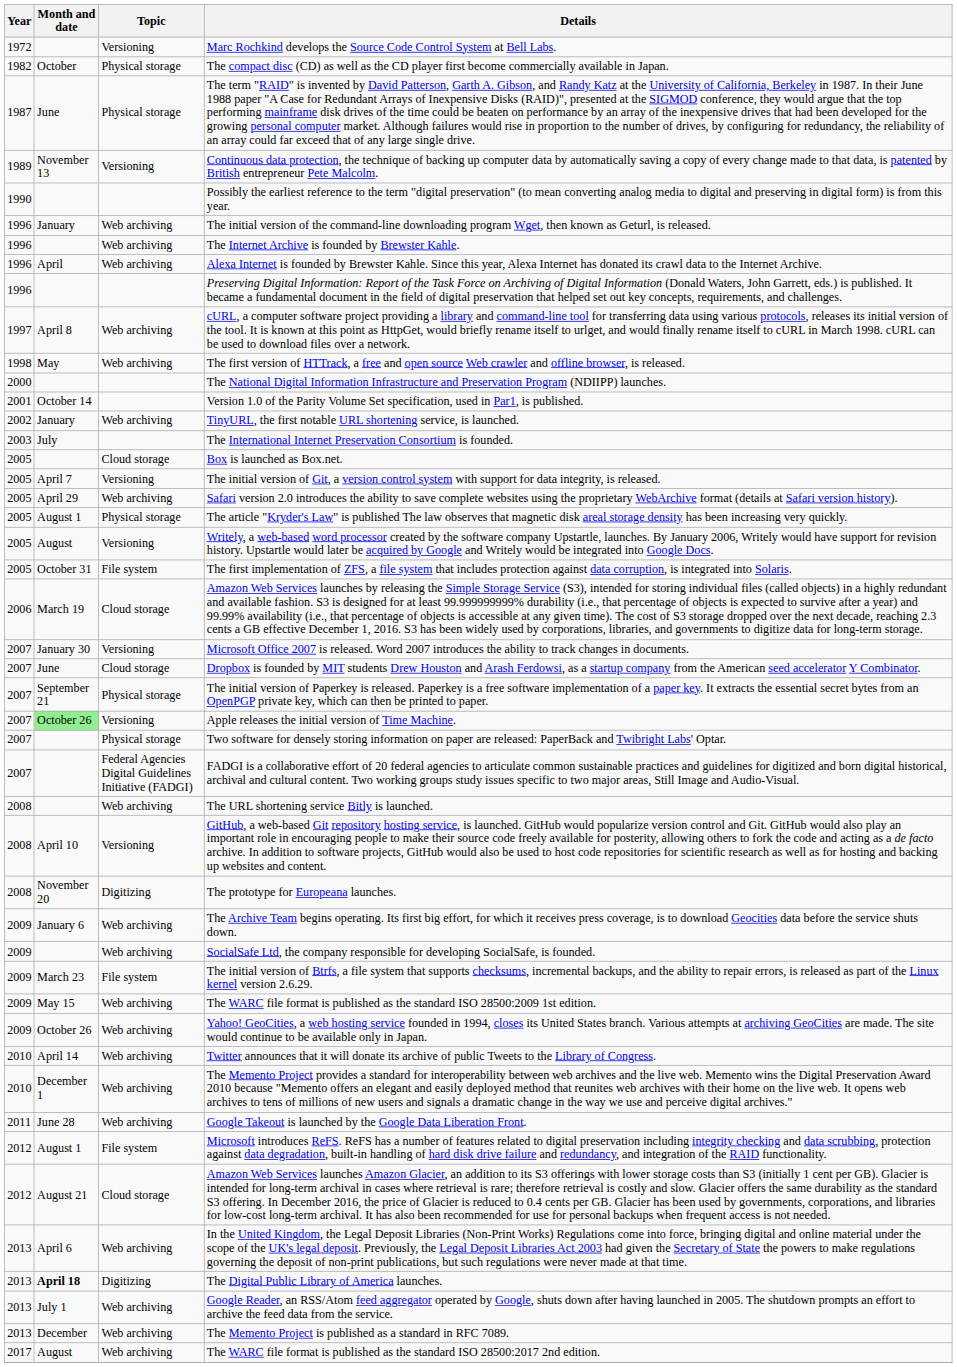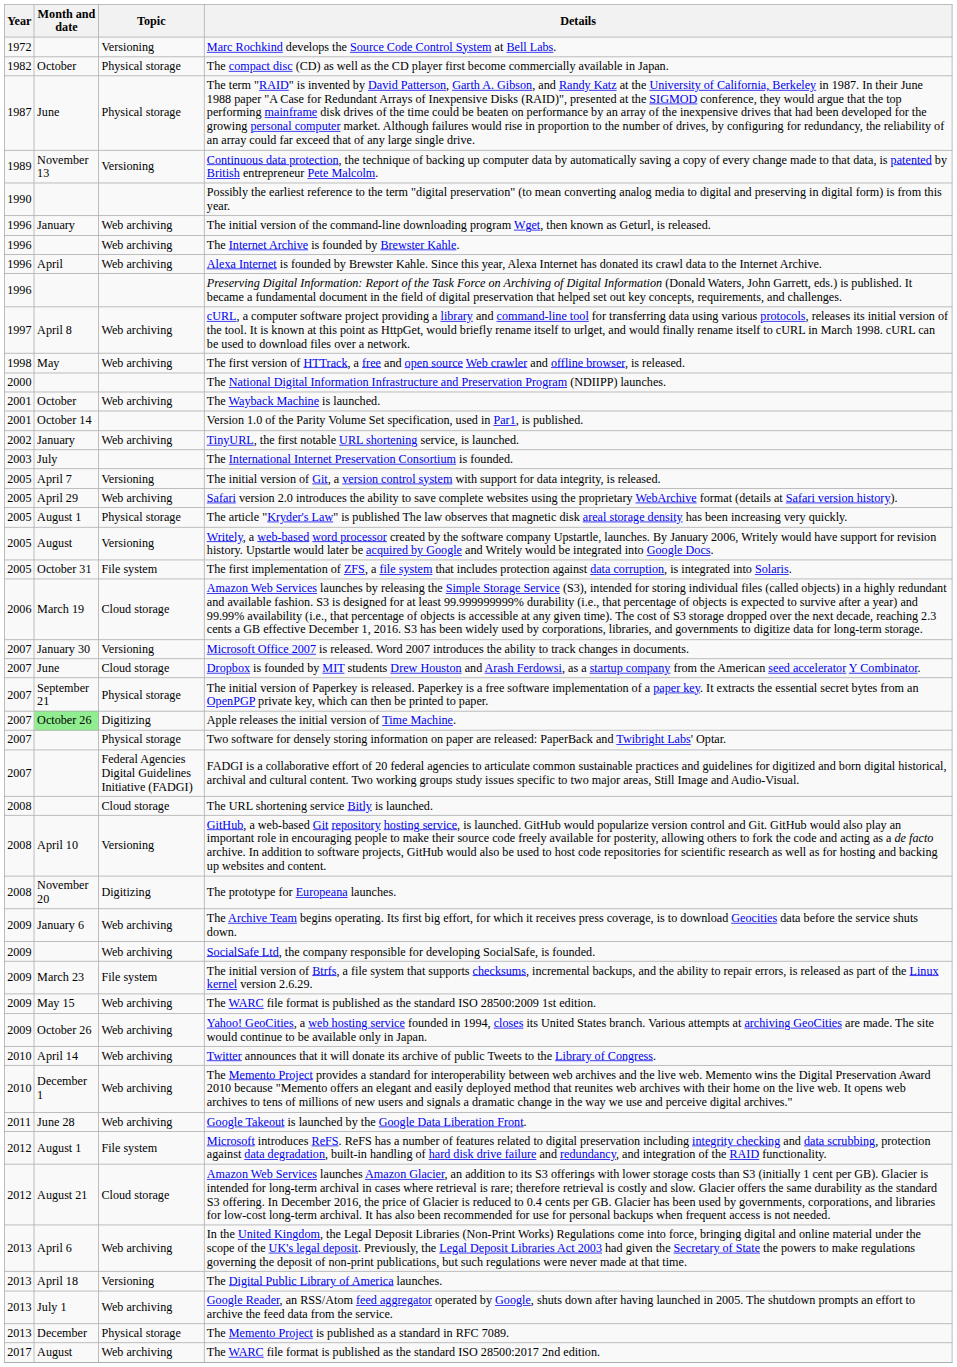+ row: (294, 401)
- row: (275, 459)
(128, 720) Versioning -> (126, 720) Digitizing
(137, 805) Web archiving -> (135, 805) Cloud storage
(59, 1281) bold -> (58, 1281) normal
(126, 1281) Digitizing -> (128, 1281) Versioning
(137, 1333) Web archiving -> (141, 1333) Physical storage
